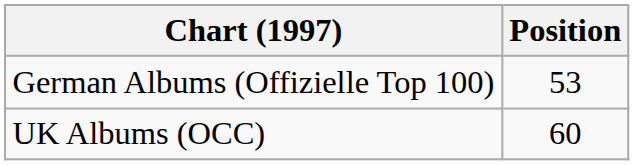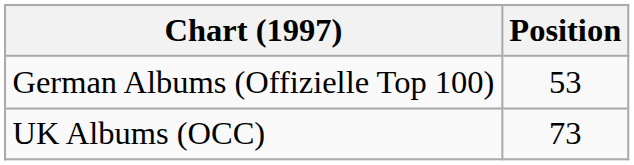(565, 133) 60 -> (565, 133) 73
